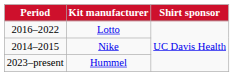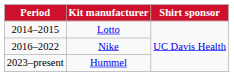(35, 29) 2016–2022 -> (35, 29) 2014–2015
(35, 46) 2014–2015 -> (35, 46) 2016–2022
